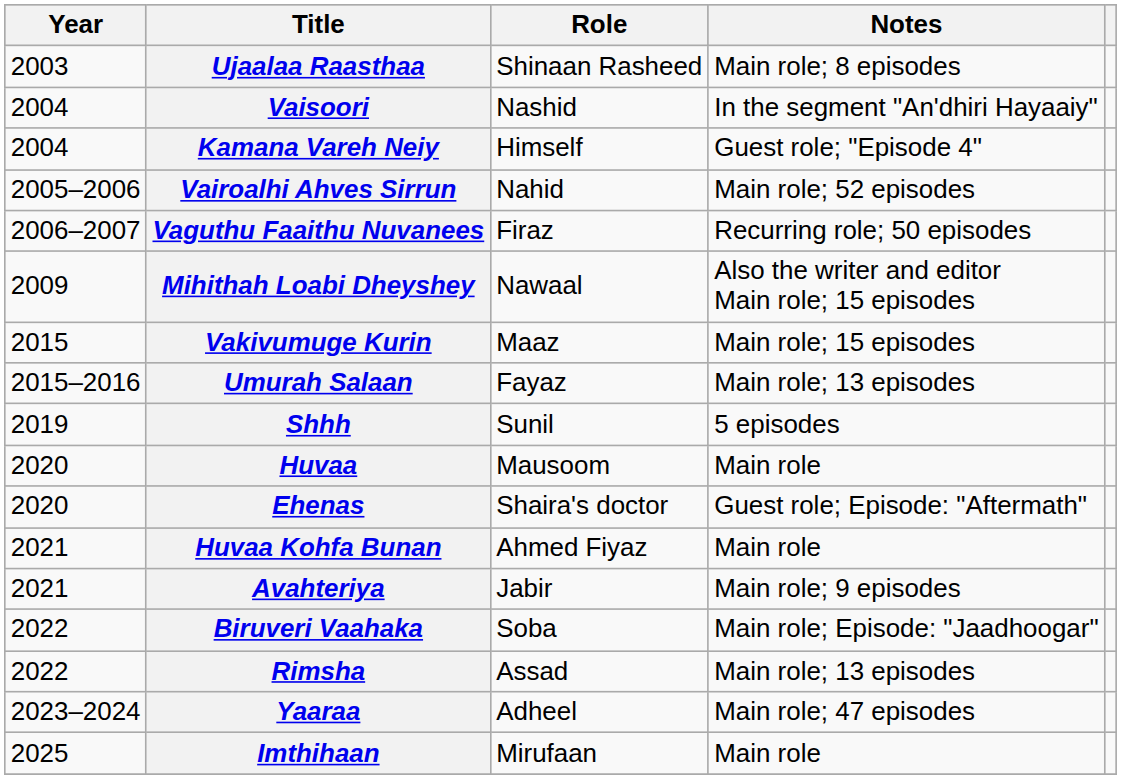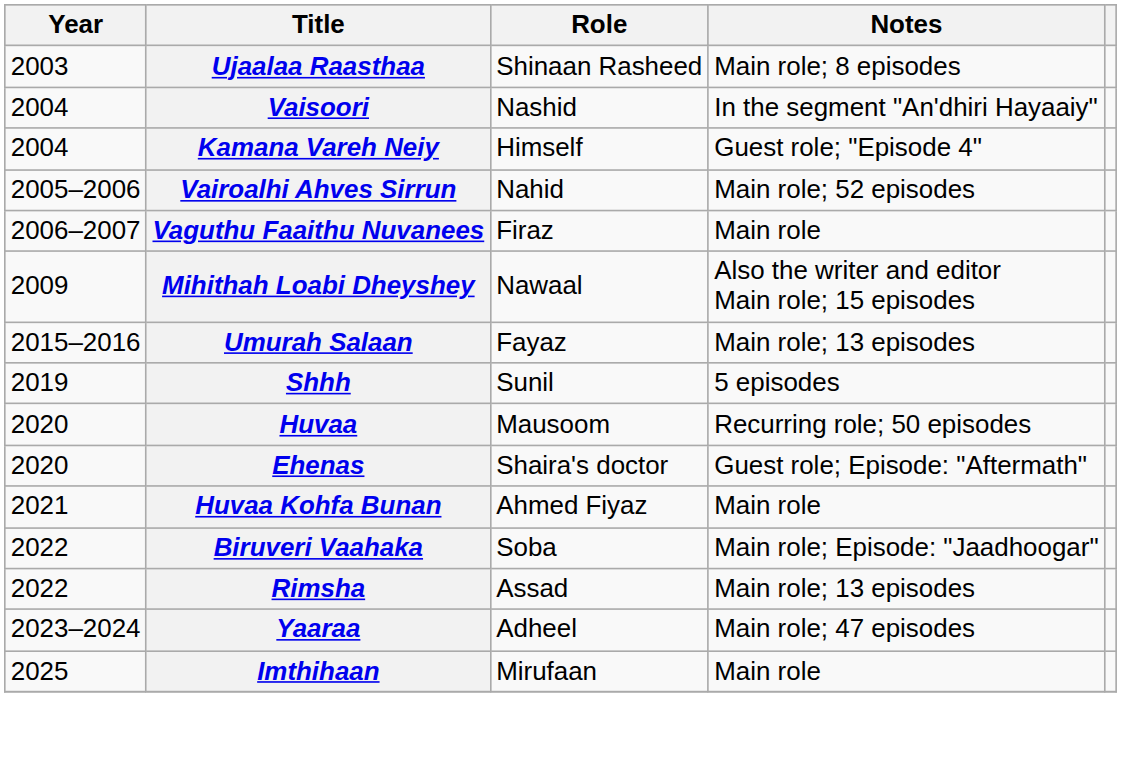(873, 230) Recurring role; 50 episodes -> (768, 230) Main role
- row: (318, 341)
(768, 465) Main role -> (873, 424) Recurring role; 50 episodes
- row: (318, 588)
